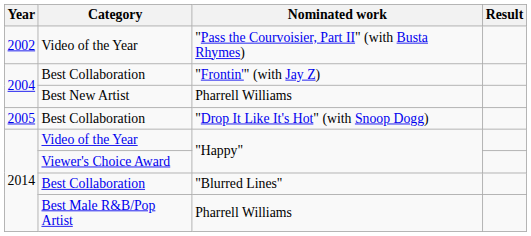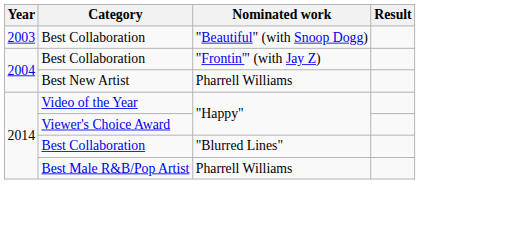- row: (90, 44)
+ row: (93, 37)
- row: (93, 118)
